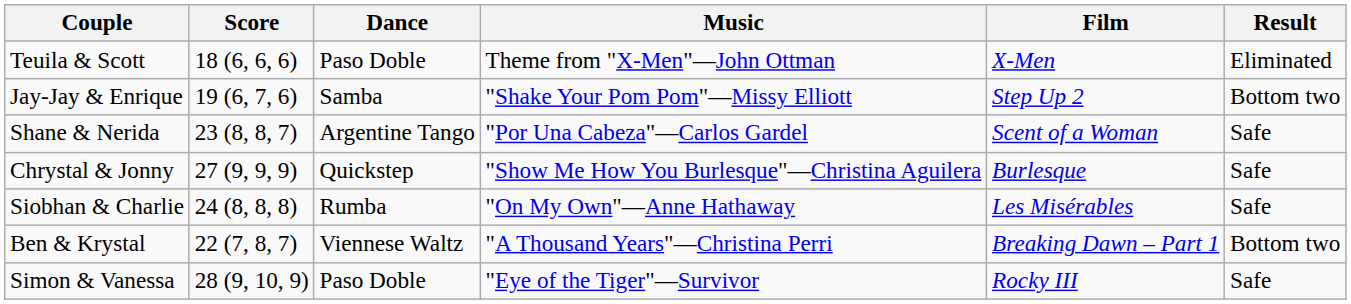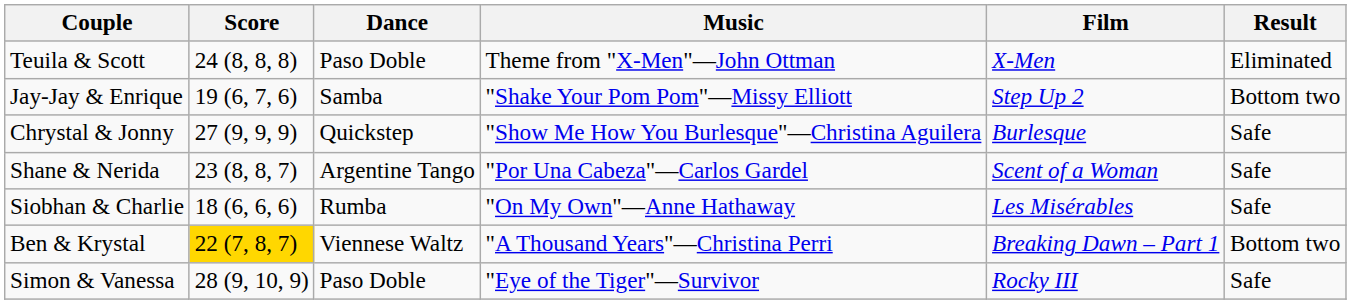(246, 59) 18 (6, 6, 6) -> (246, 59) 24 (8, 8, 8)
rows swapped: (85, 133) <-> (92, 170)
(246, 206) 24 (8, 8, 8) -> (246, 206) 18 (6, 6, 6)
(246, 243) no background -> (246, 243) gold background
